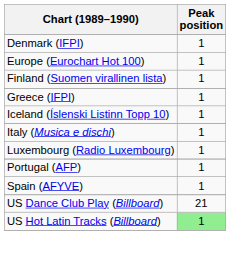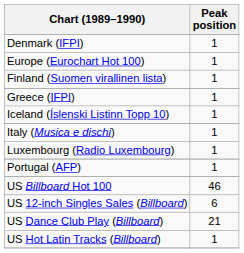- row: (45, 185)
+ row: (59, 185)
+ row: (97, 203)
(201, 221) lightgreen background -> (214, 239) no background
